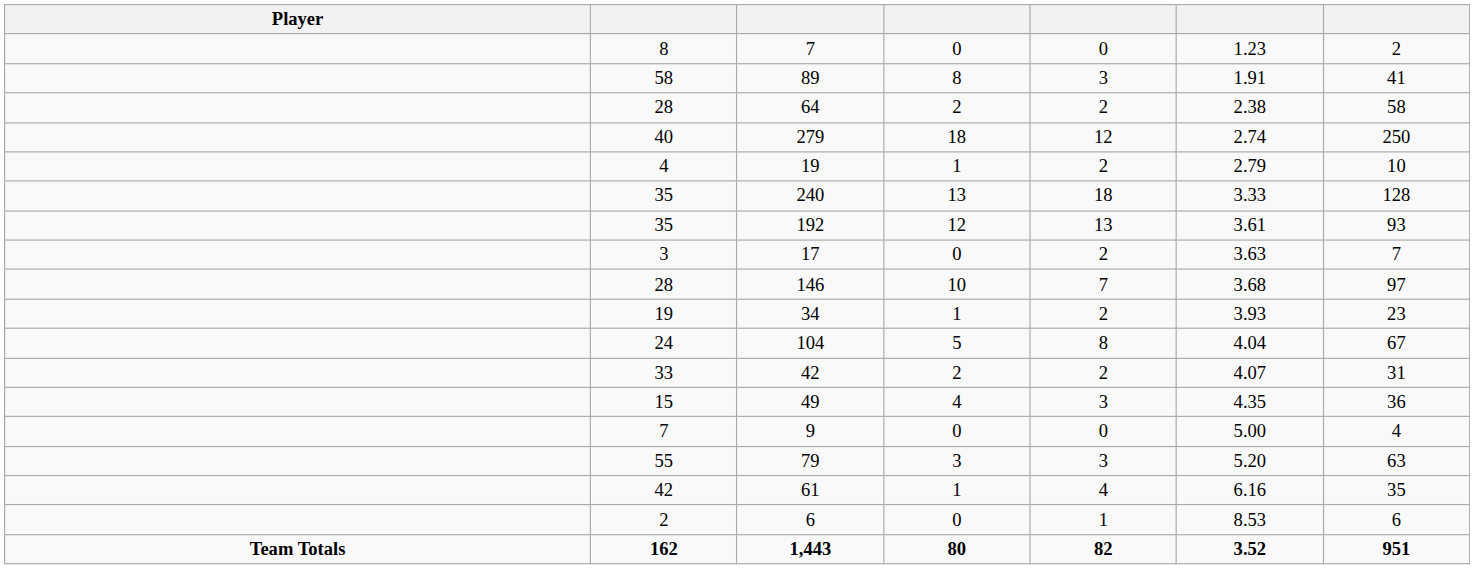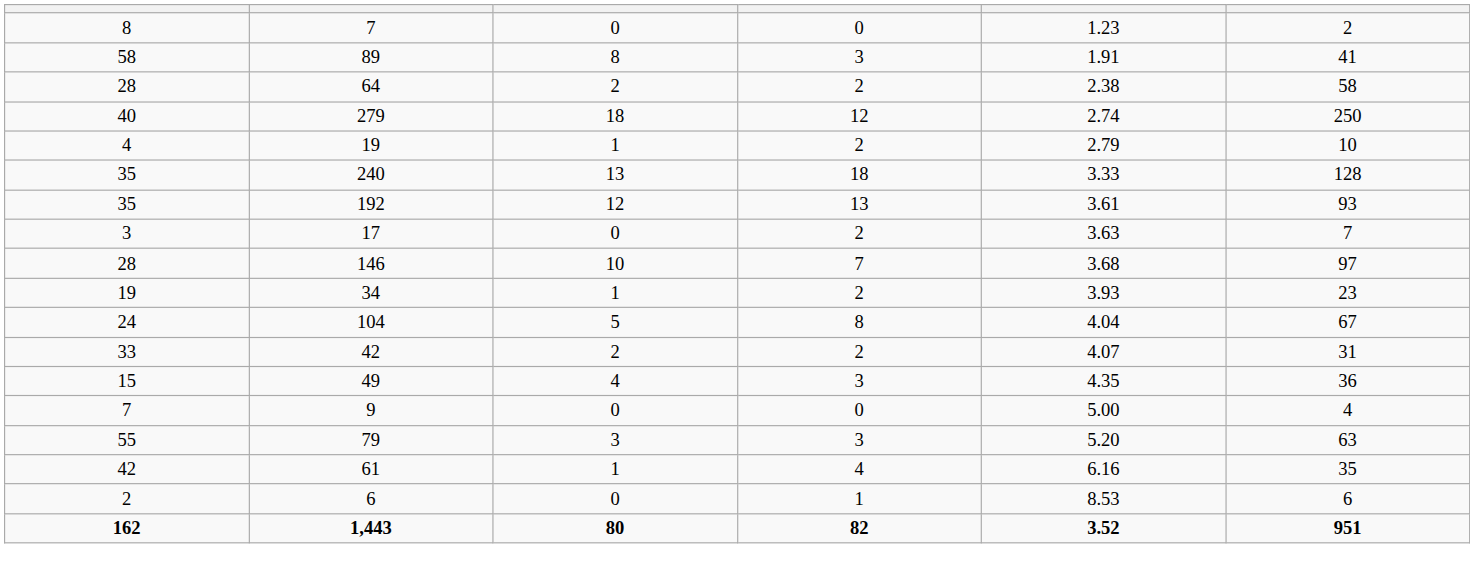- column: (298, 19)
